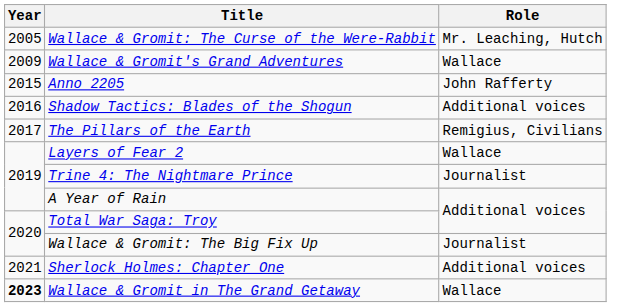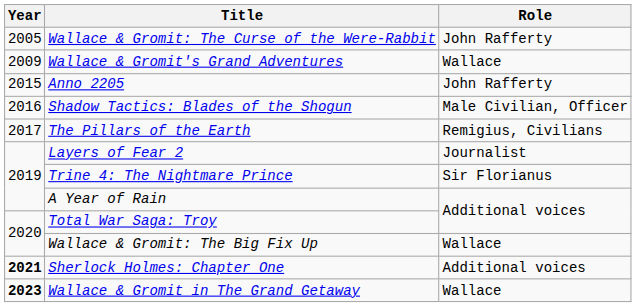(523, 39) Mr. Leaching, Hutch -> (497, 39) John Rafferty
(514, 108) Additional voices -> (535, 108) Male Civilian, Officer
(472, 153) Wallace -> (485, 153) Journalist
(485, 176) Journalist -> (497, 176) Sir Florianus
(485, 245) Journalist -> (472, 245) Wallace
(25, 268) normal -> (25, 268) bold
